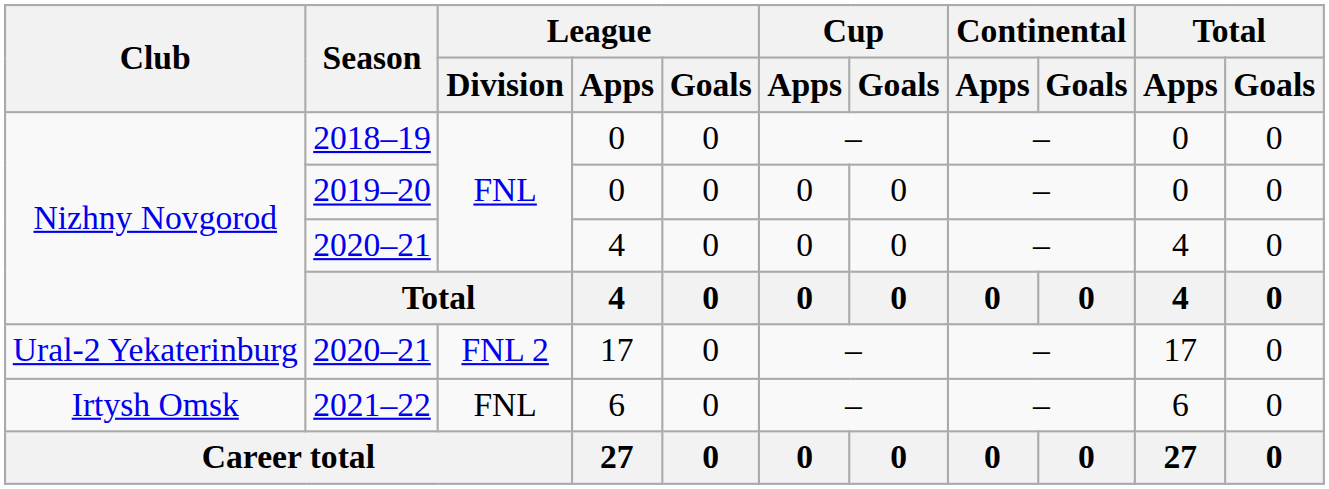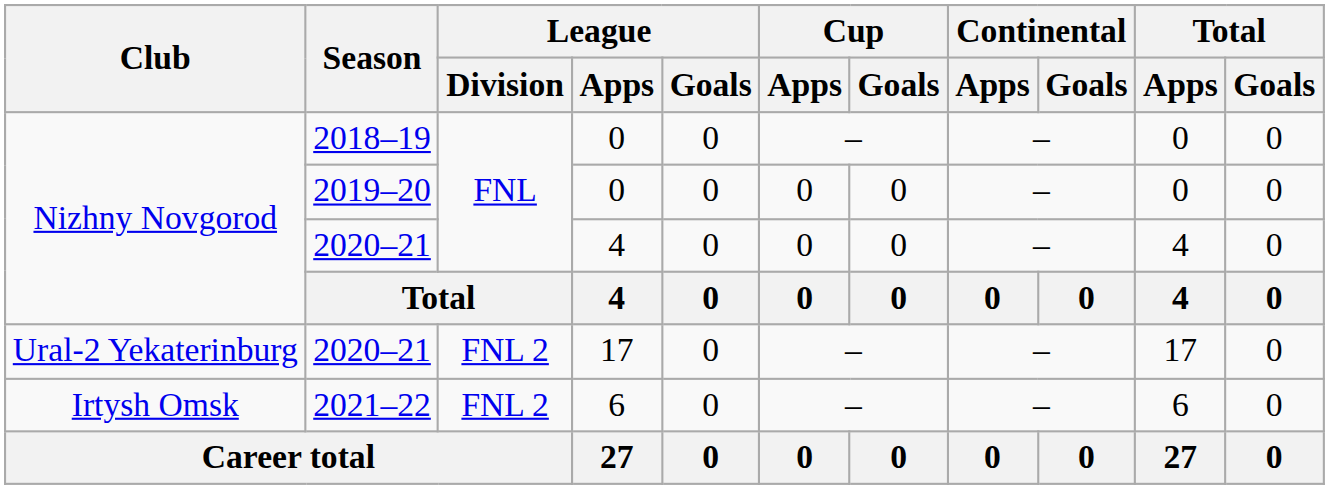(505, 404) FNL -> (505, 404) FNL 2
